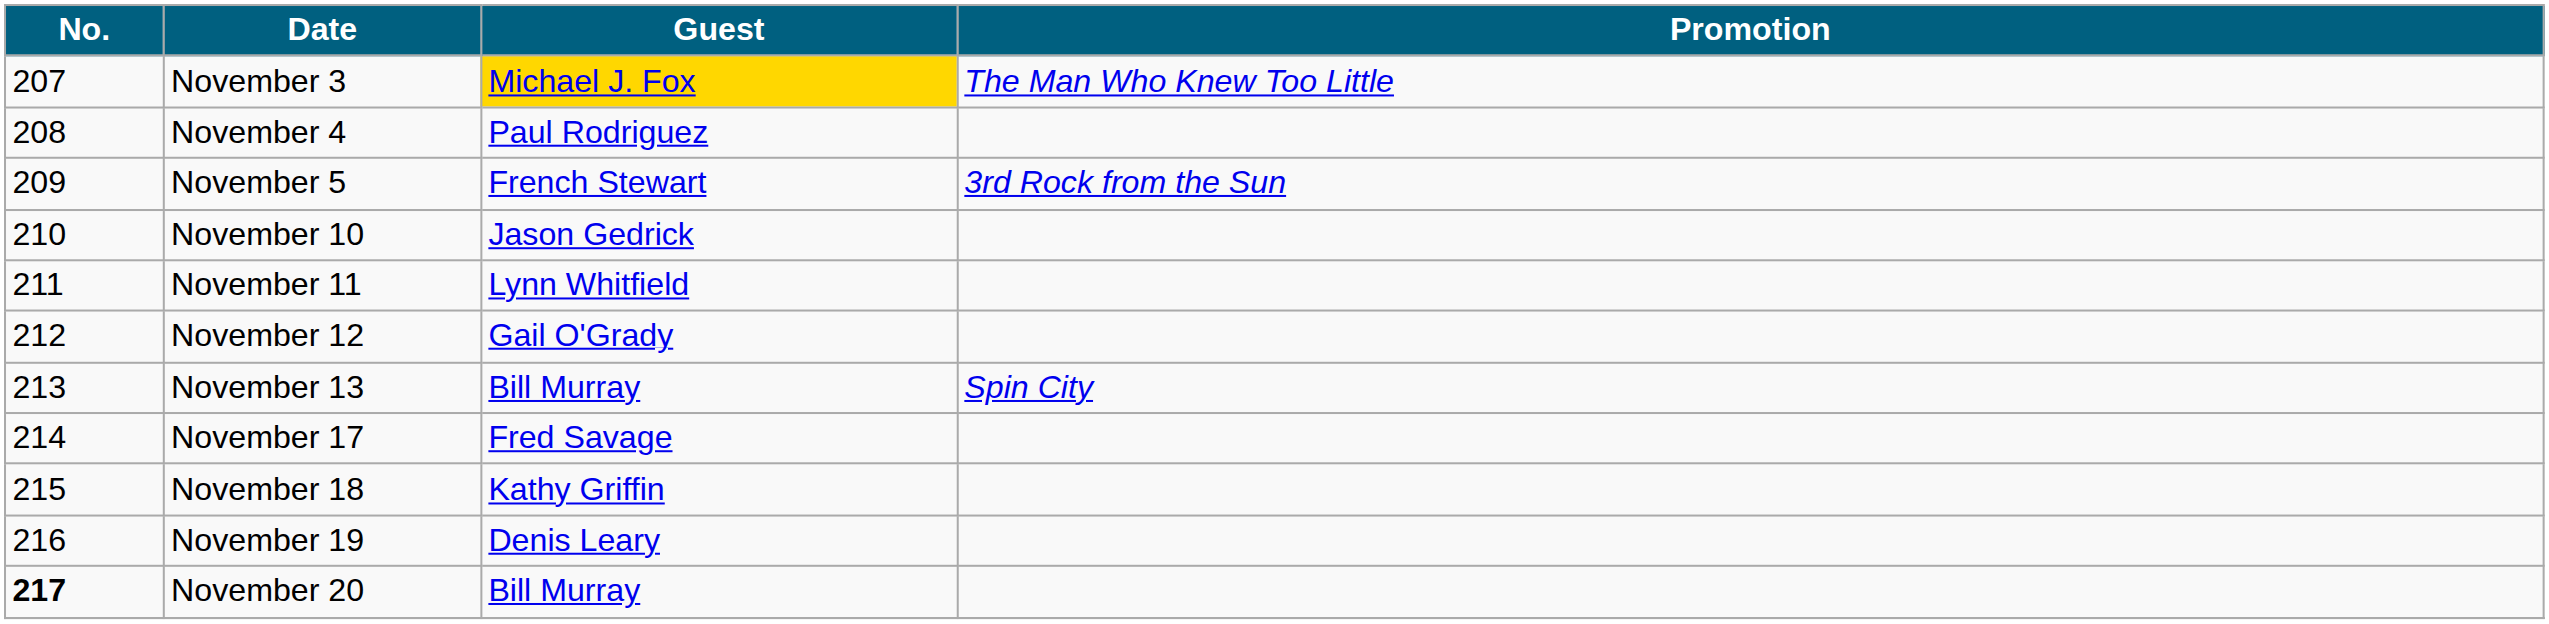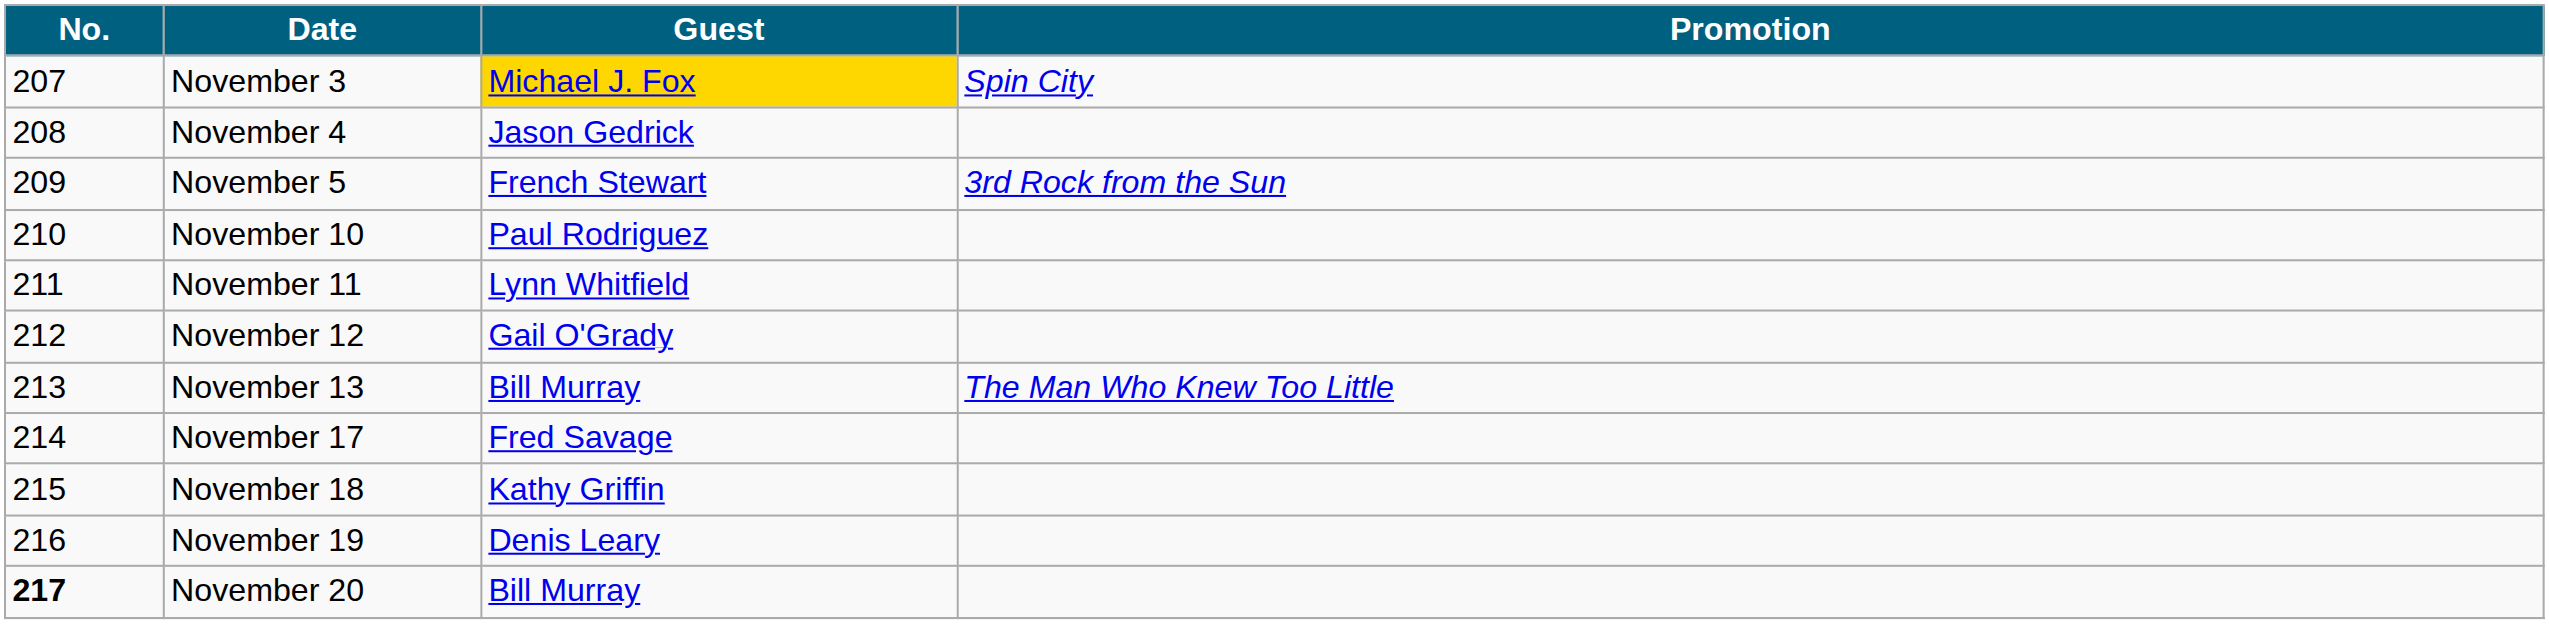(1179, 81) The Man Who Knew Too Little -> (1029, 81) Spin City
(598, 132) Paul Rodriguez -> (591, 132) Jason Gedrick
(591, 234) Jason Gedrick -> (598, 234) Paul Rodriguez
(1029, 387) Spin City -> (1179, 387) The Man Who Knew Too Little
